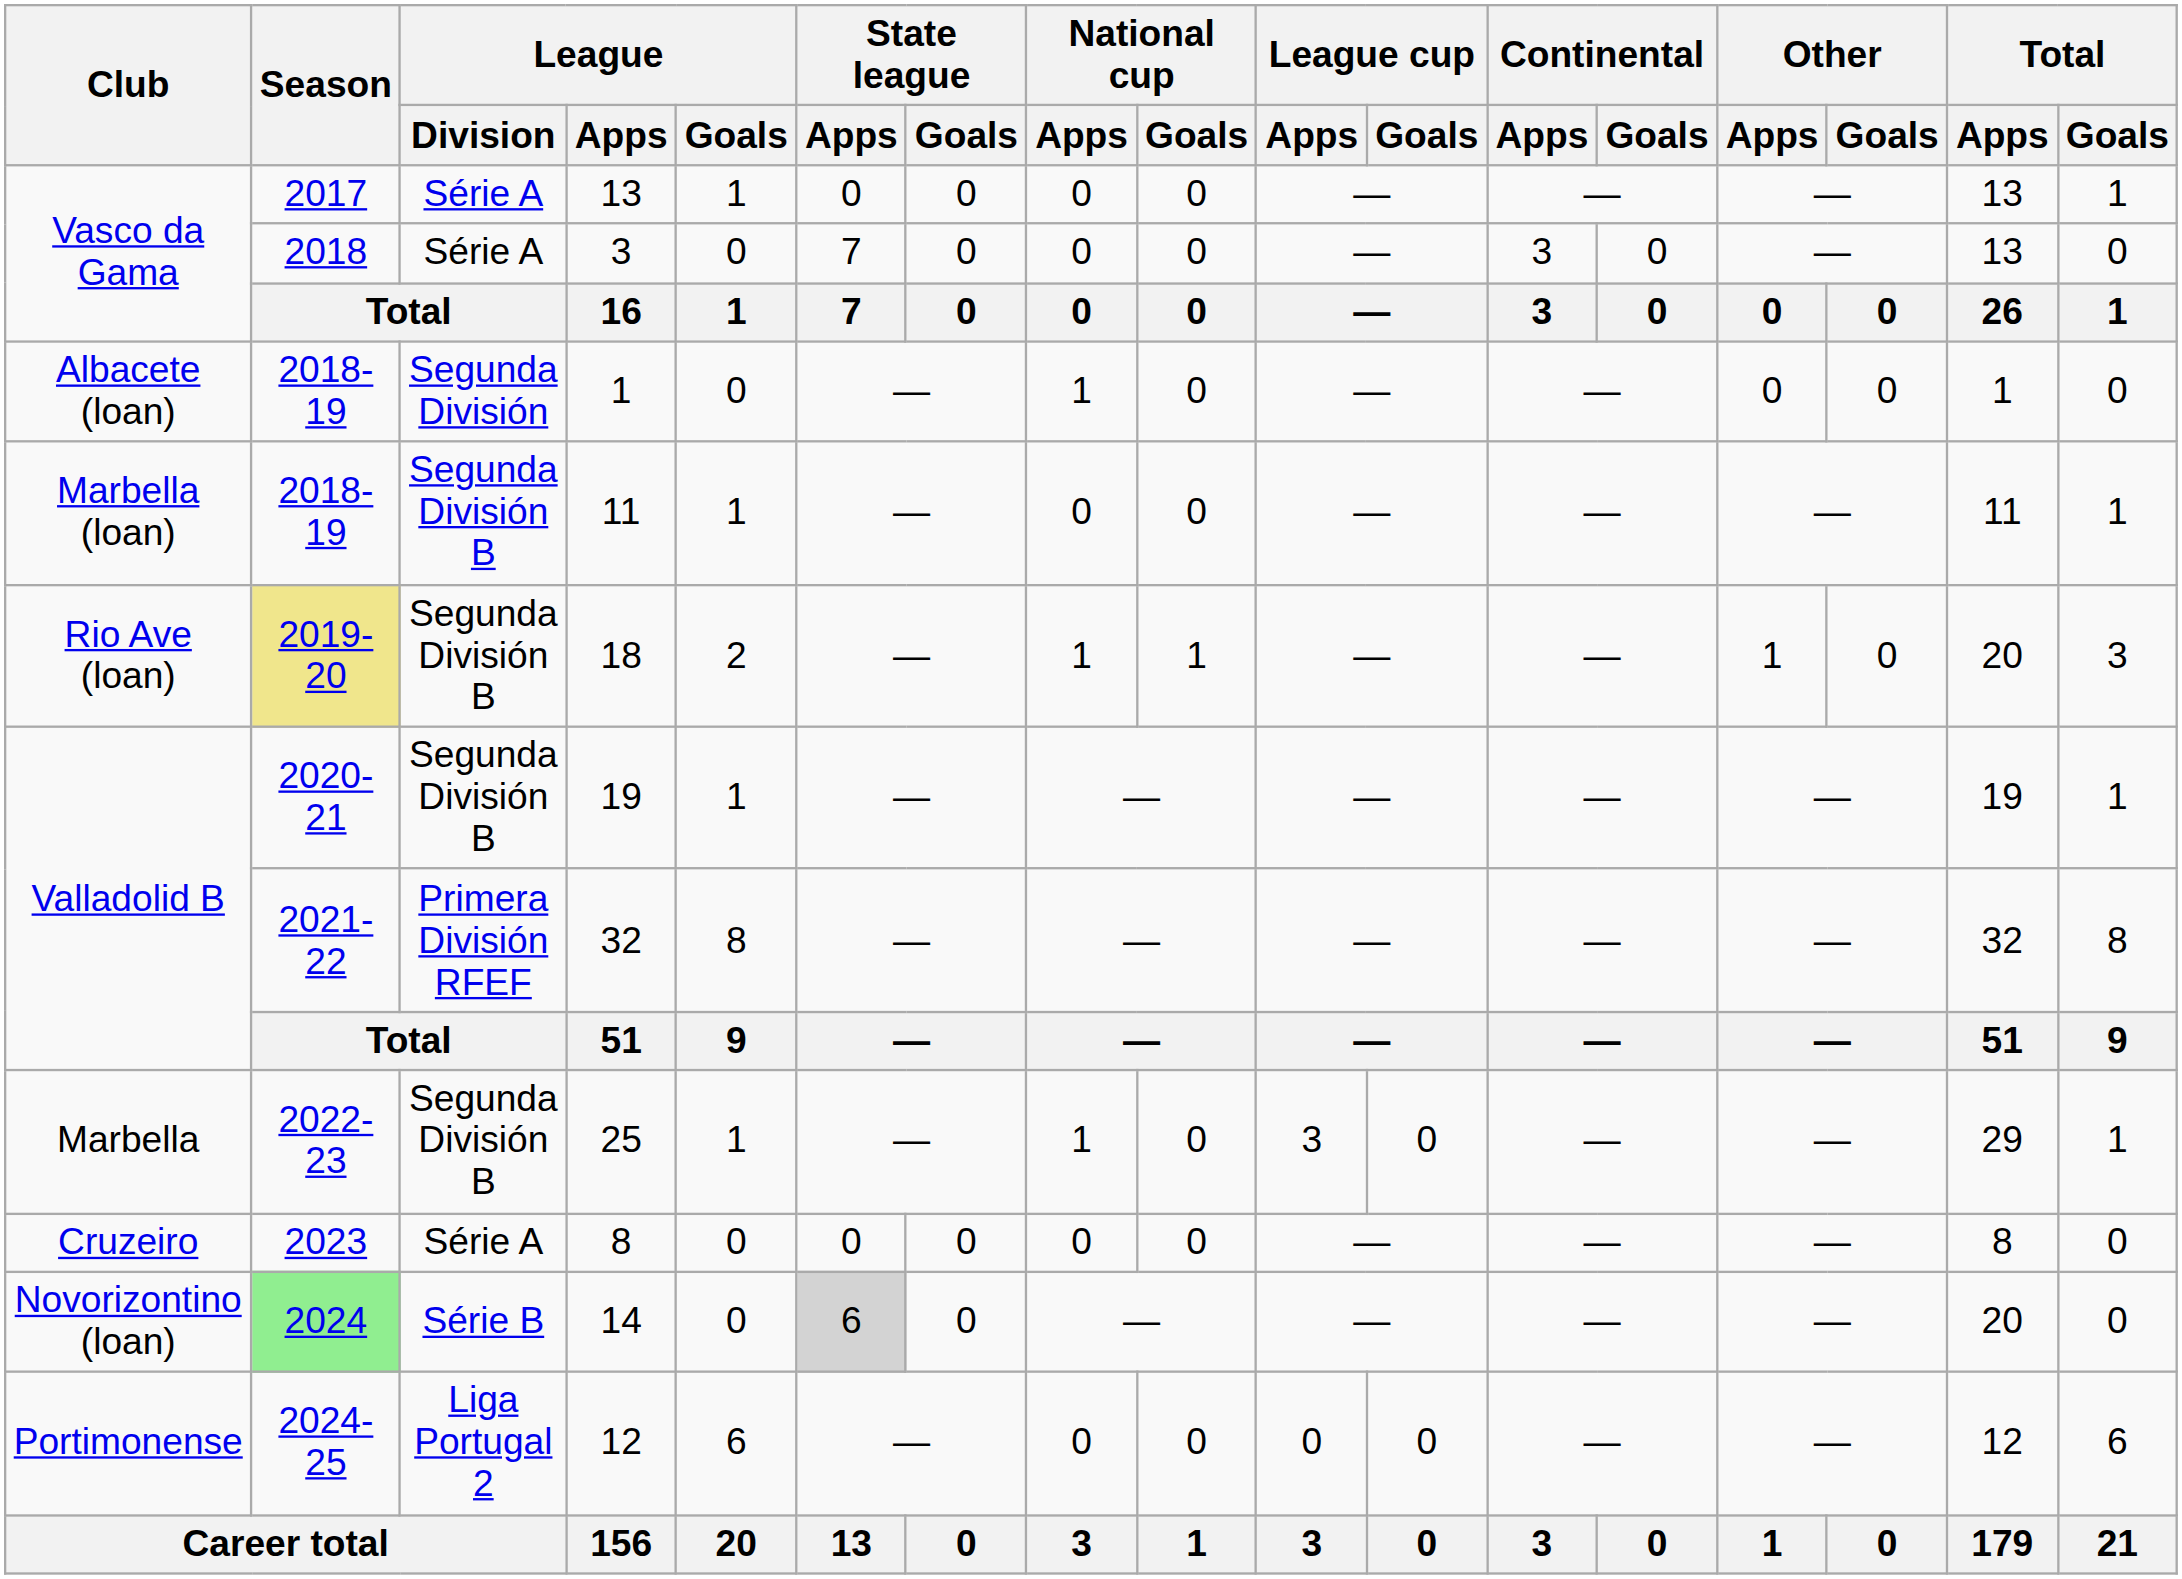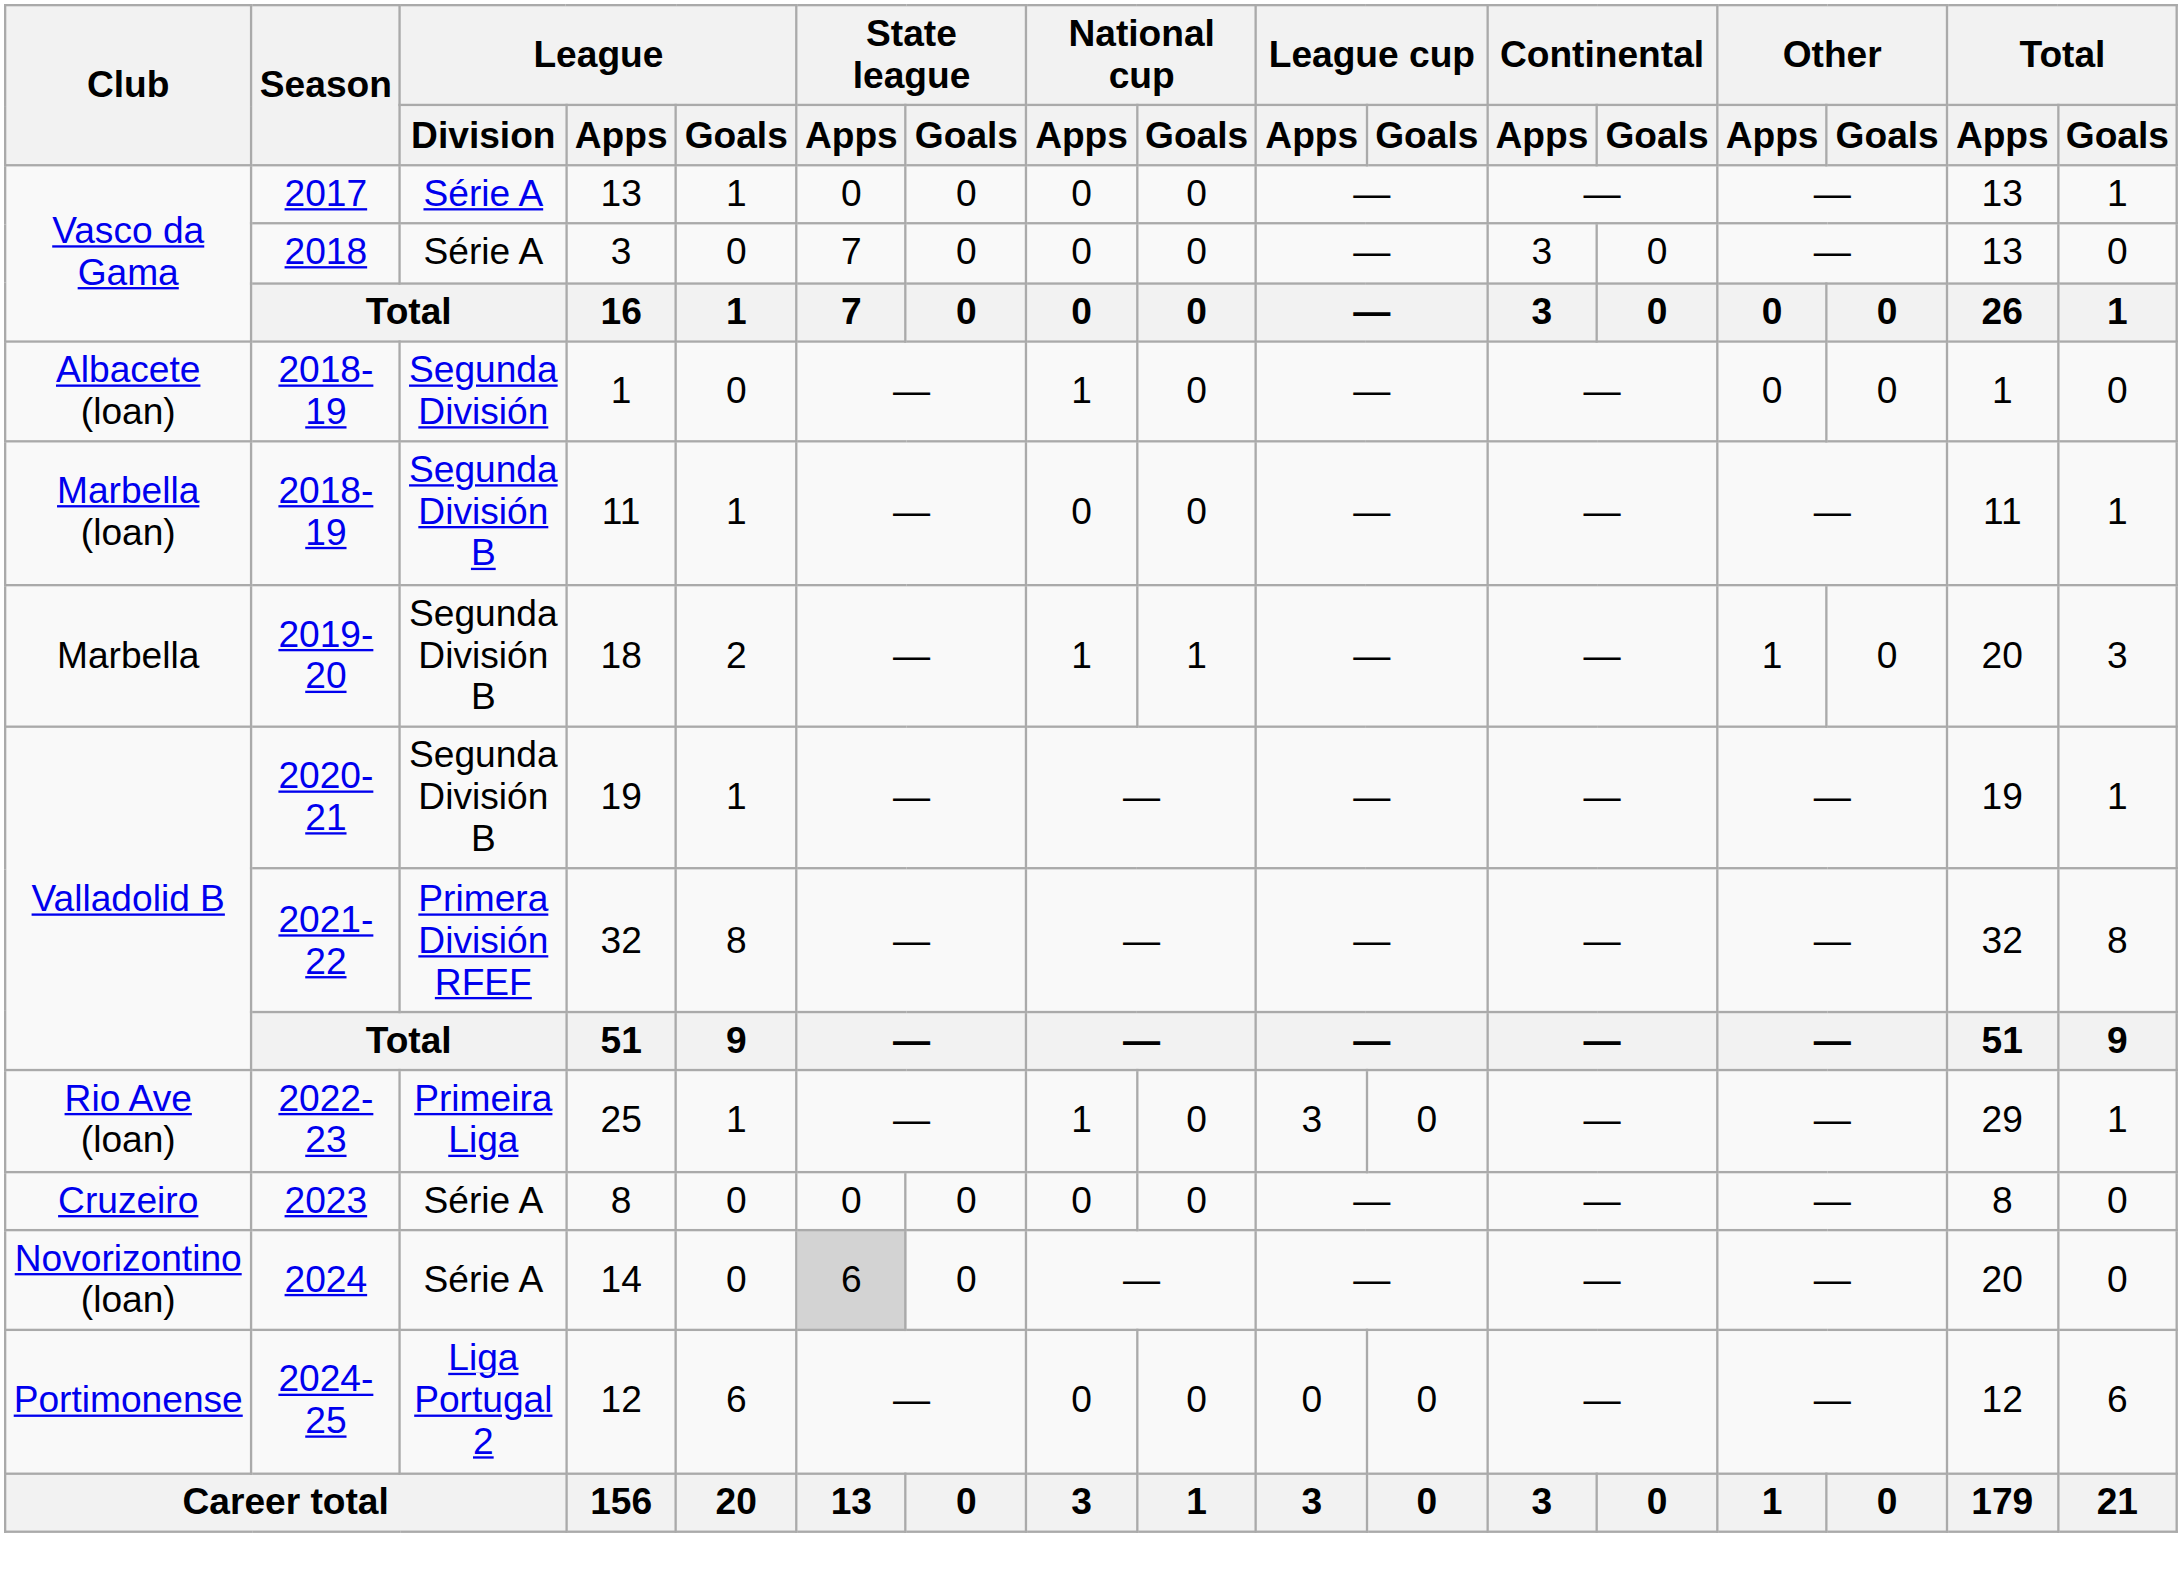(128, 654) Rio Ave (loan) -> (128, 654) Marbella
(326, 654) khaki background -> (326, 654) no background
(128, 1140) Marbella -> (128, 1119) Rio Ave (loan)
(483, 1140) Segunda División B -> (483, 1119) Primeira Liga
(326, 1321) lightgreen background -> (326, 1279) no background
(483, 1321) Série B -> (483, 1279) Série A
